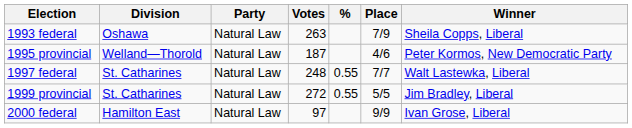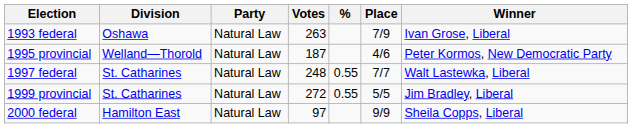(464, 34) Sheila Copps, Liberal -> (457, 34) Ivan Grose, Liberal
(457, 113) Ivan Grose, Liberal -> (464, 113) Sheila Copps, Liberal
